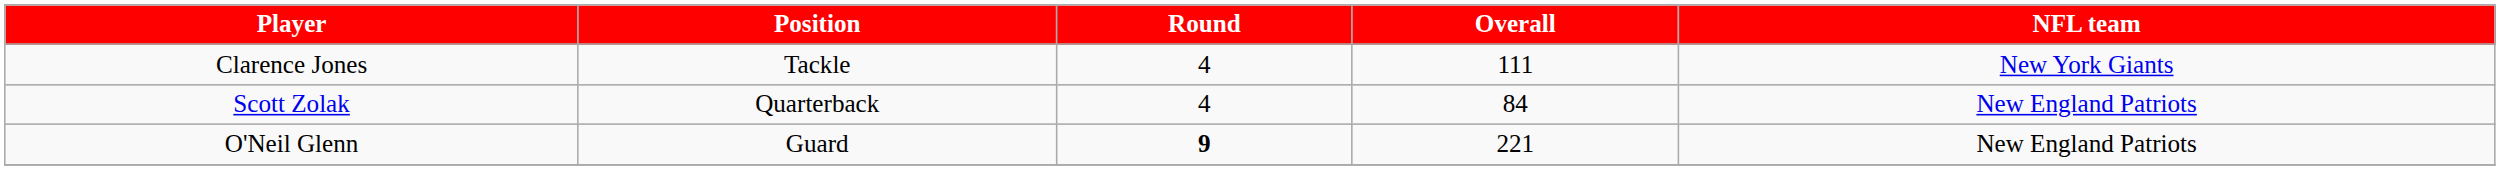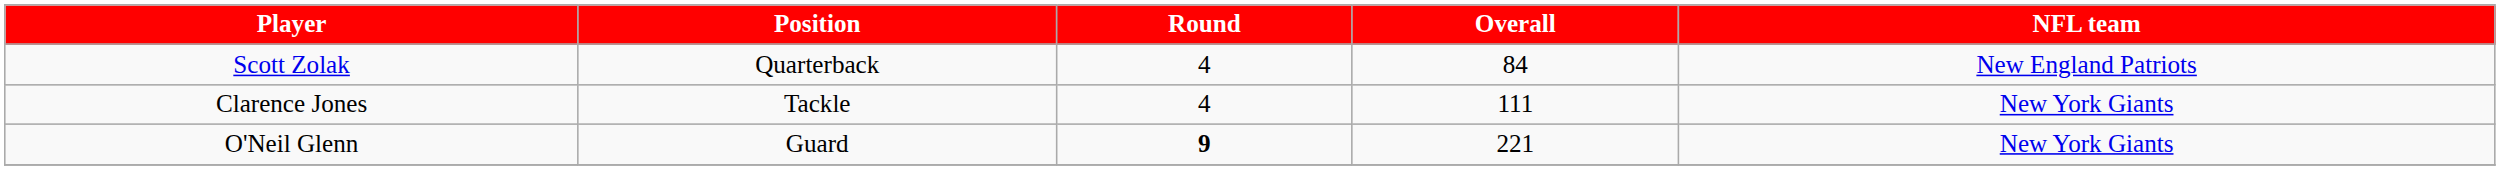rows swapped: (292, 104) <-> (292, 64)
(2087, 143) New England Patriots -> (2087, 143) New York Giants
